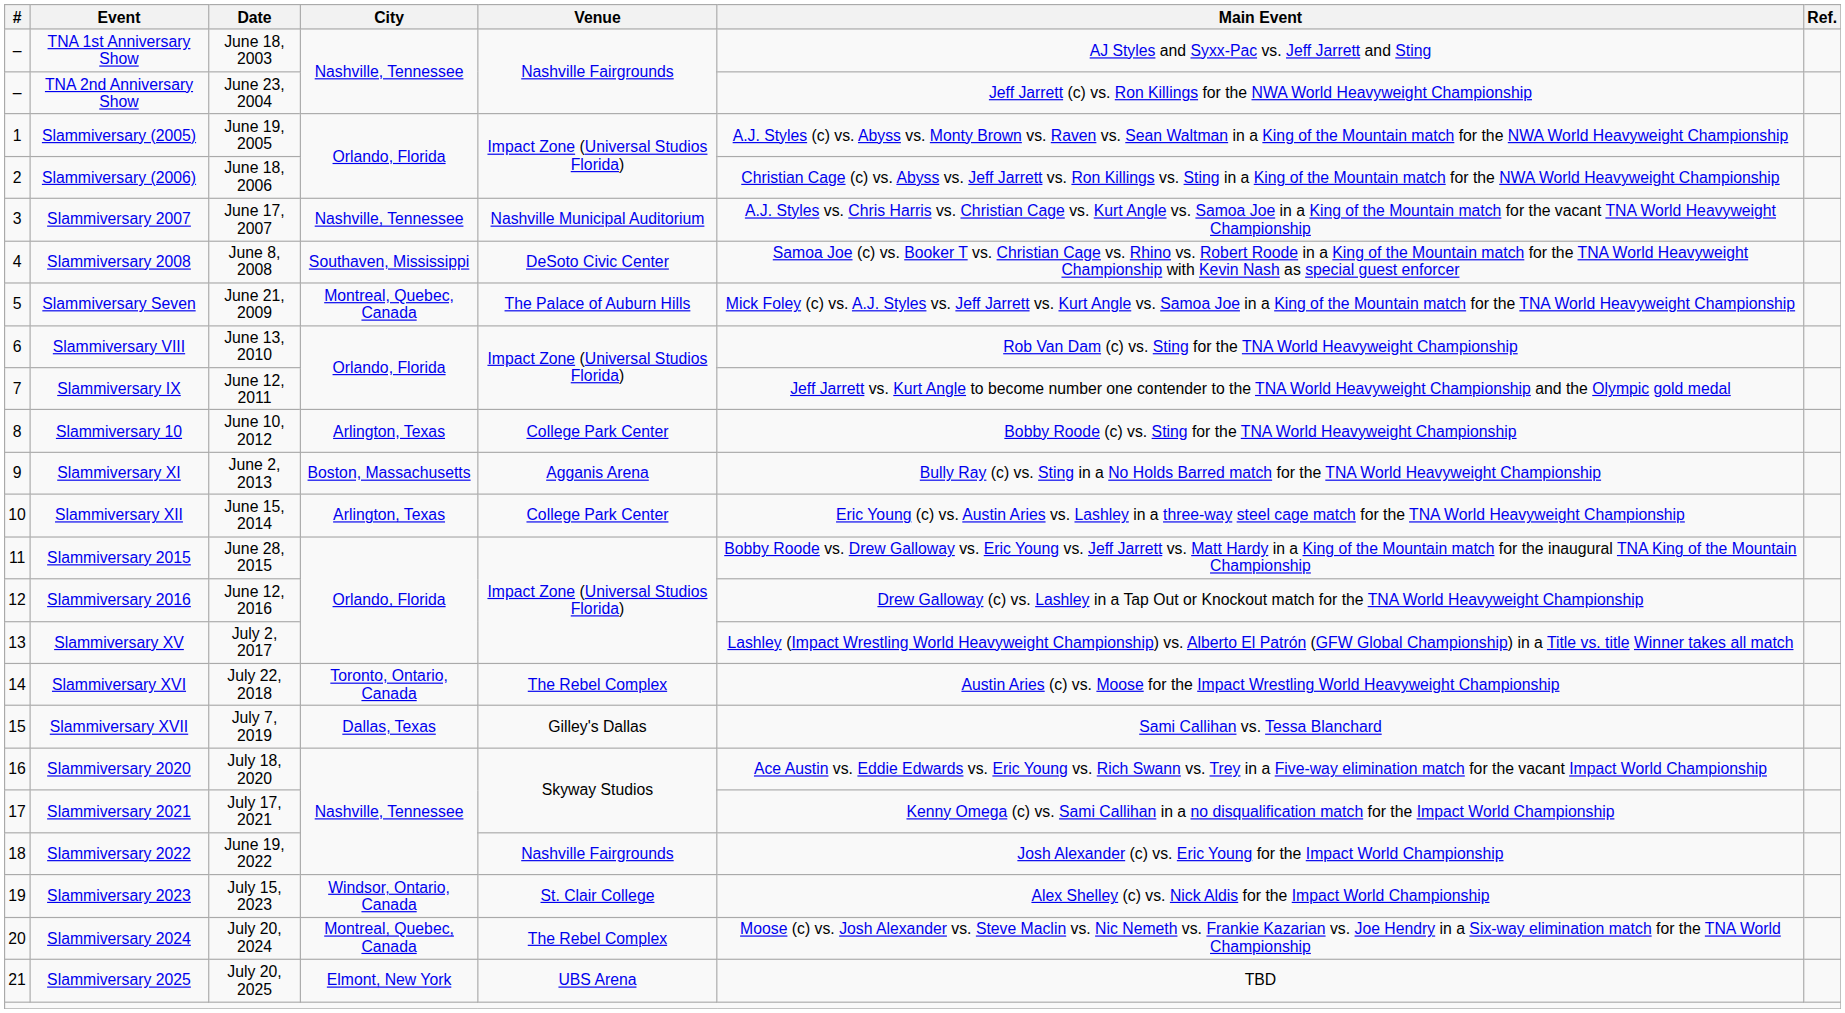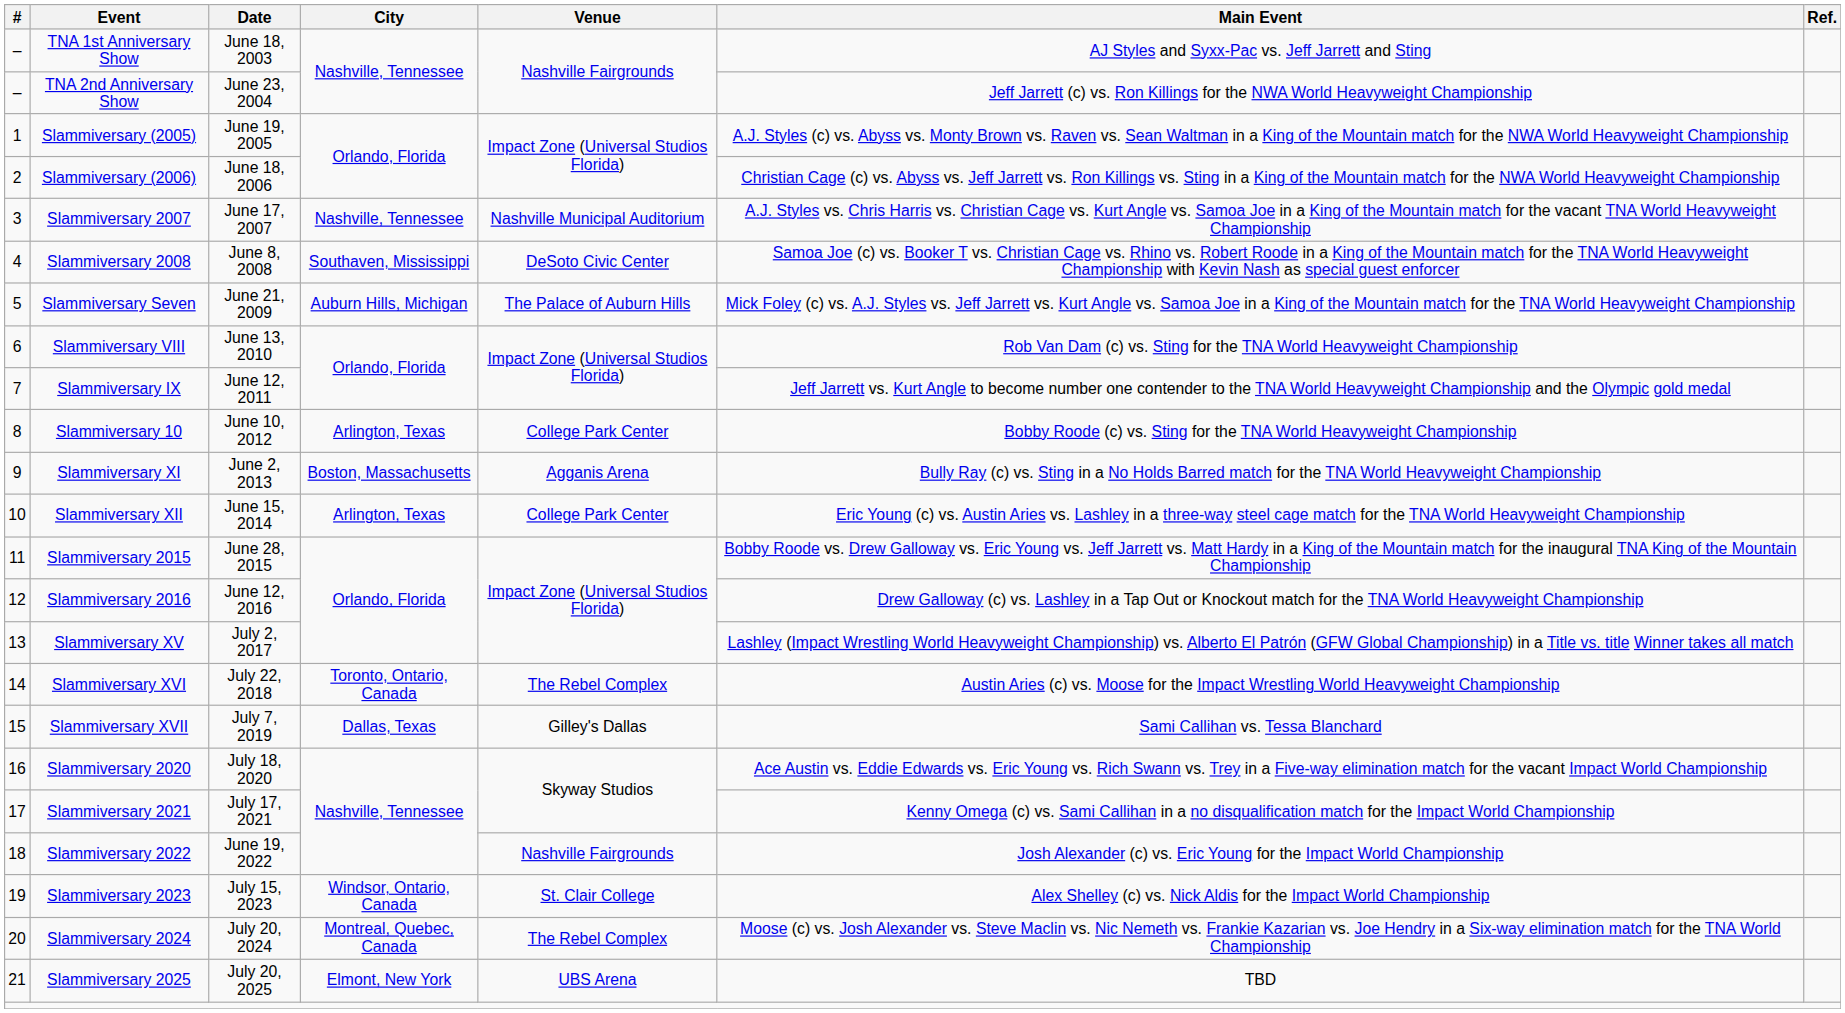(389, 304) Montreal, Quebec, Canada -> (389, 304) Auburn Hills, Michigan
